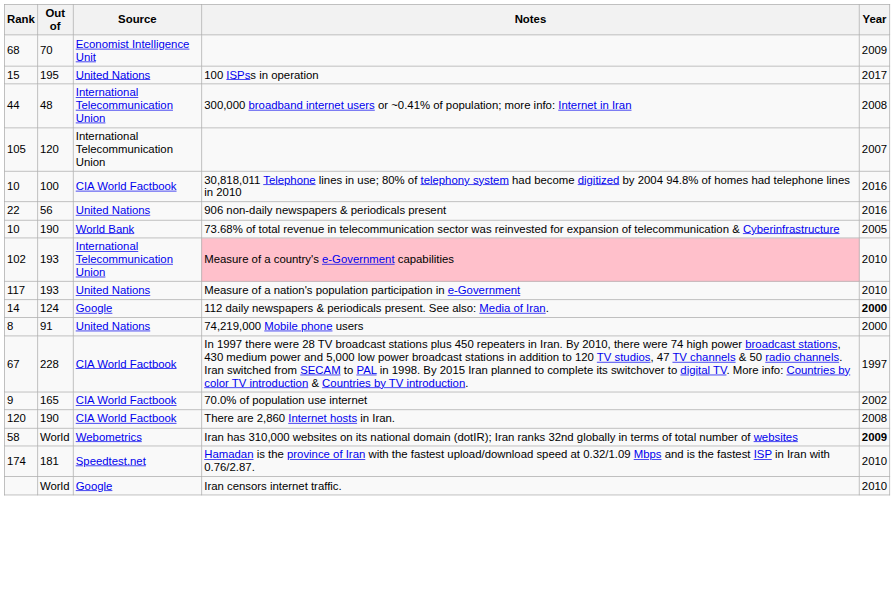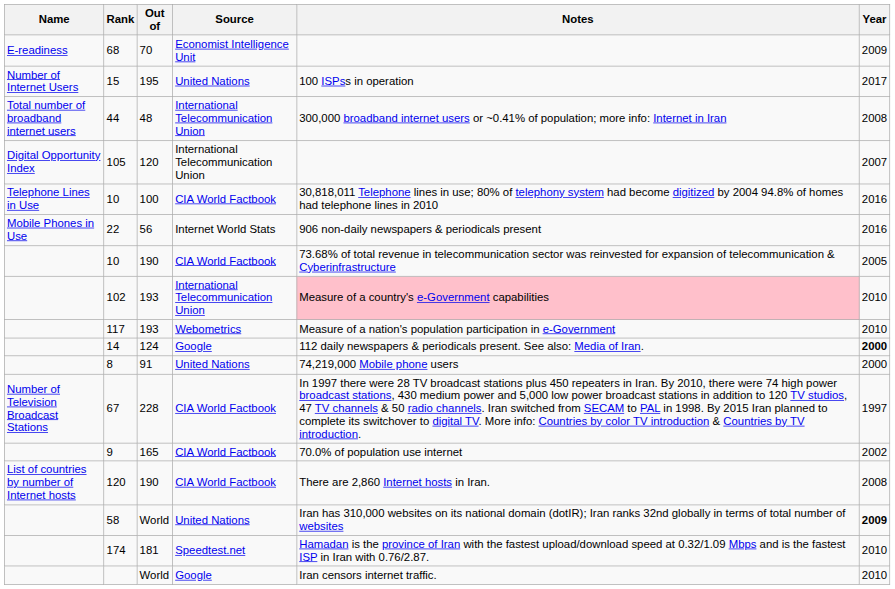+ column: (54, 19)
(113, 211) United Nations -> (225, 230) Internet World Stats
(105, 229) World Bank -> (226, 261) CIA World Factbook
(113, 290) United Nations -> (208, 329) Webometrics
(109, 437) Webometrics -> (212, 520) United Nations
